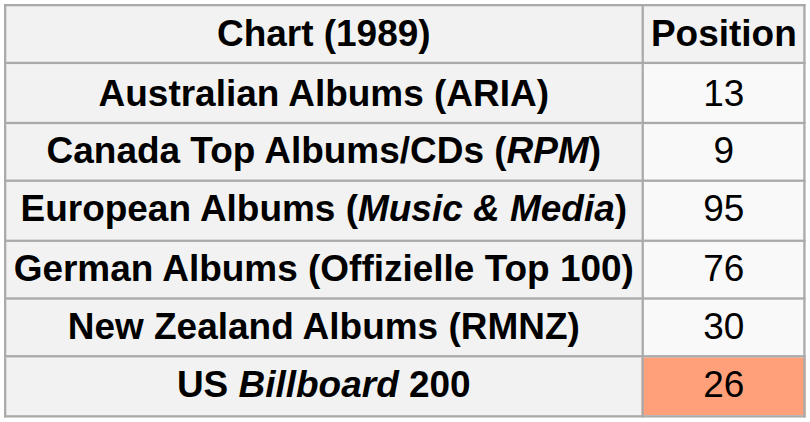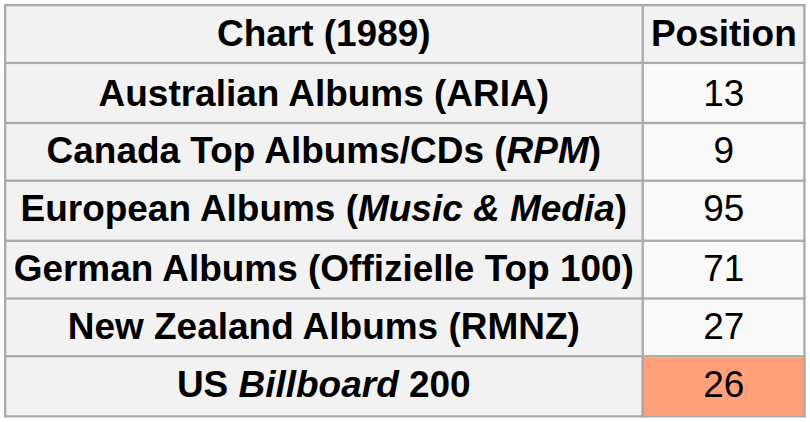(724, 268) 76 -> (724, 268) 71
(724, 326) 30 -> (724, 326) 27
